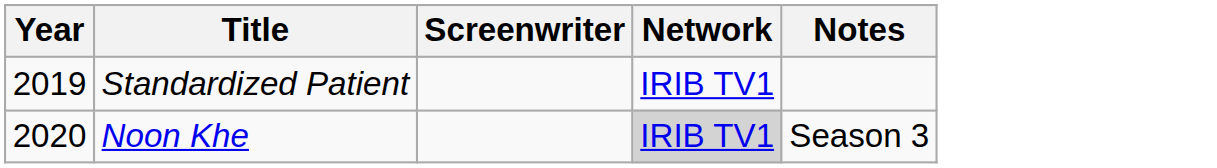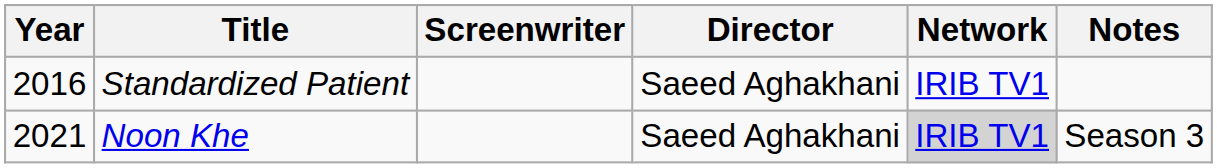+ column: (770, 30)
(50, 83) 2019 -> (50, 83) 2016
(50, 135) 2020 -> (50, 135) 2021
